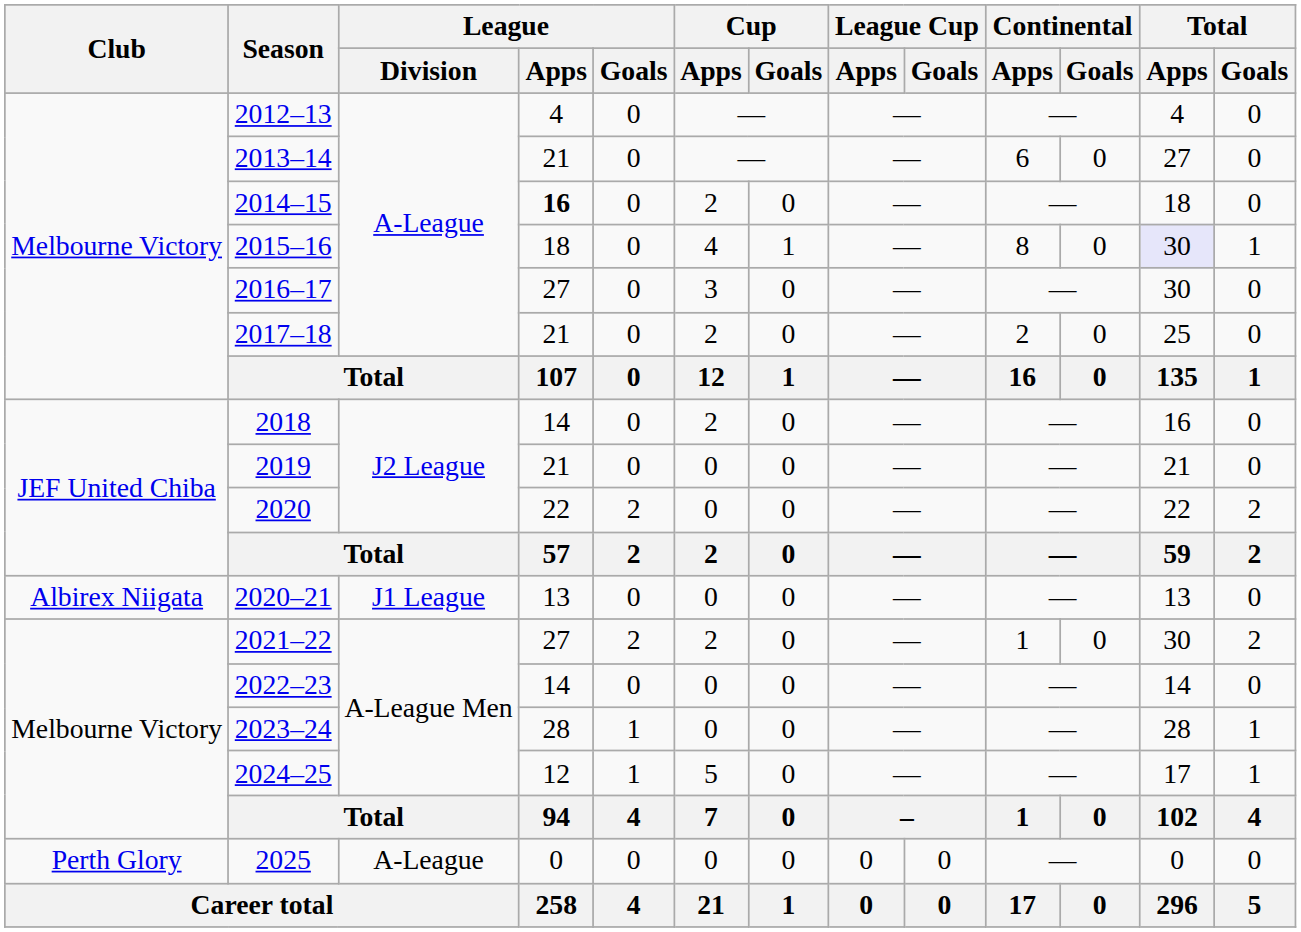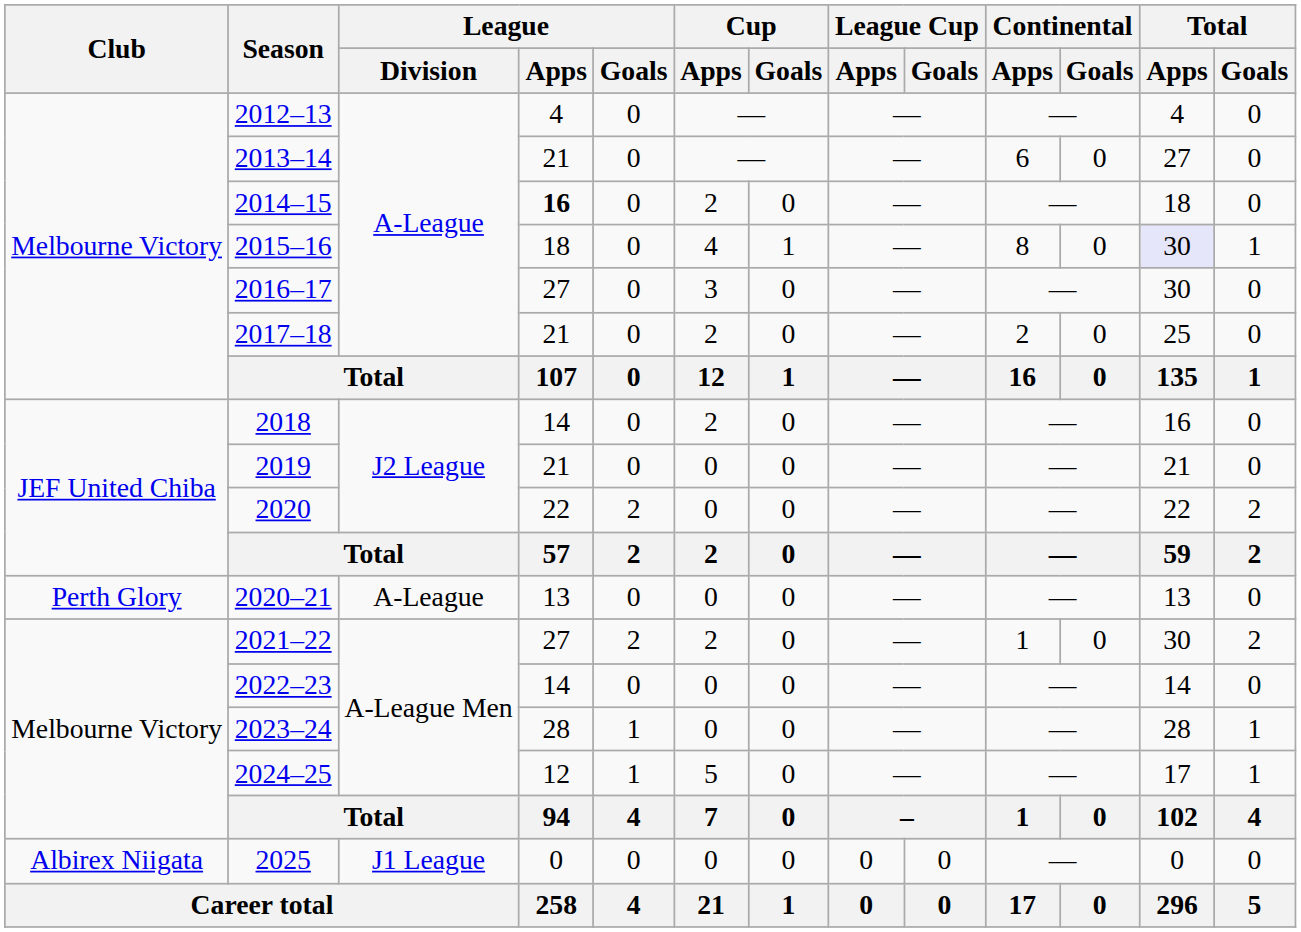(117, 597) Albirex Niigata -> (117, 597) Perth Glory
(429, 597) J1 League -> (429, 597) A-League
(117, 860) Perth Glory -> (117, 860) Albirex Niigata
(429, 860) A-League -> (429, 860) J1 League
